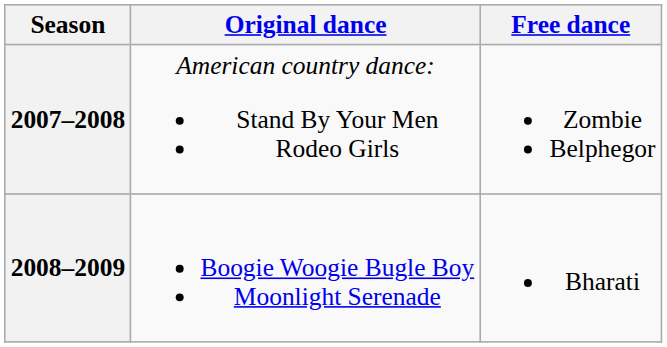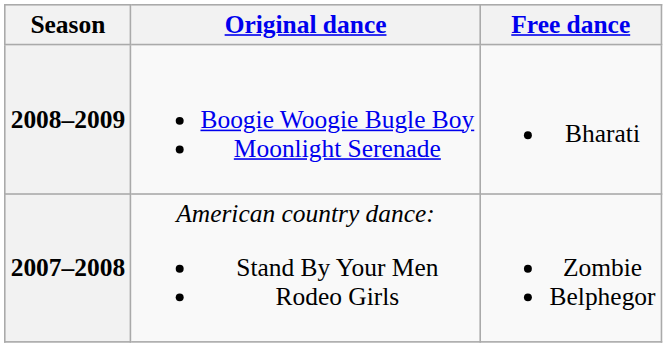rows swapped: (68, 119) <-> (68, 267)
